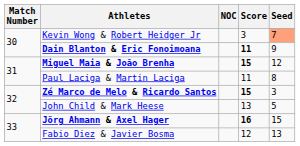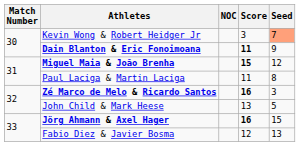(246, 92) 15 -> (246, 92) 16
